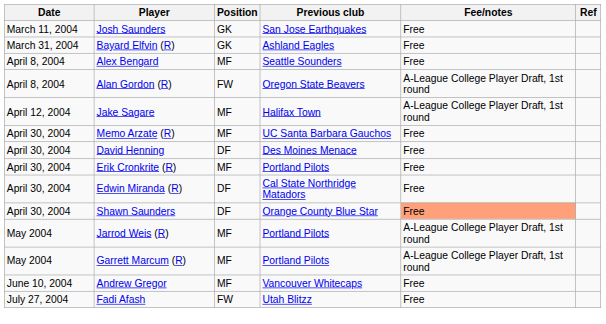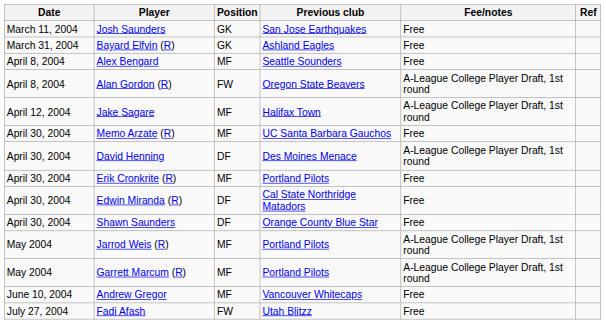(414, 150) Free -> (483, 156) A-League College Player Draft, 1st round
(414, 211) lightsalmon background -> (414, 223) no background
